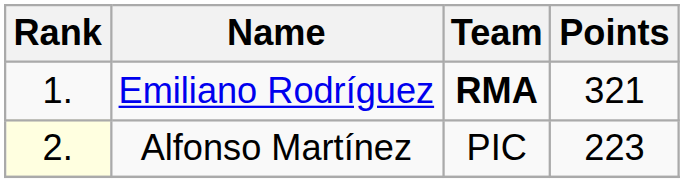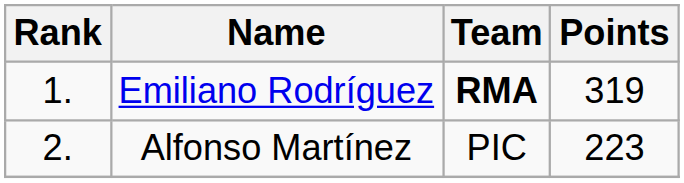(614, 90) 321 -> (614, 90) 319
(58, 147) lightyellow background -> (58, 147) no background
